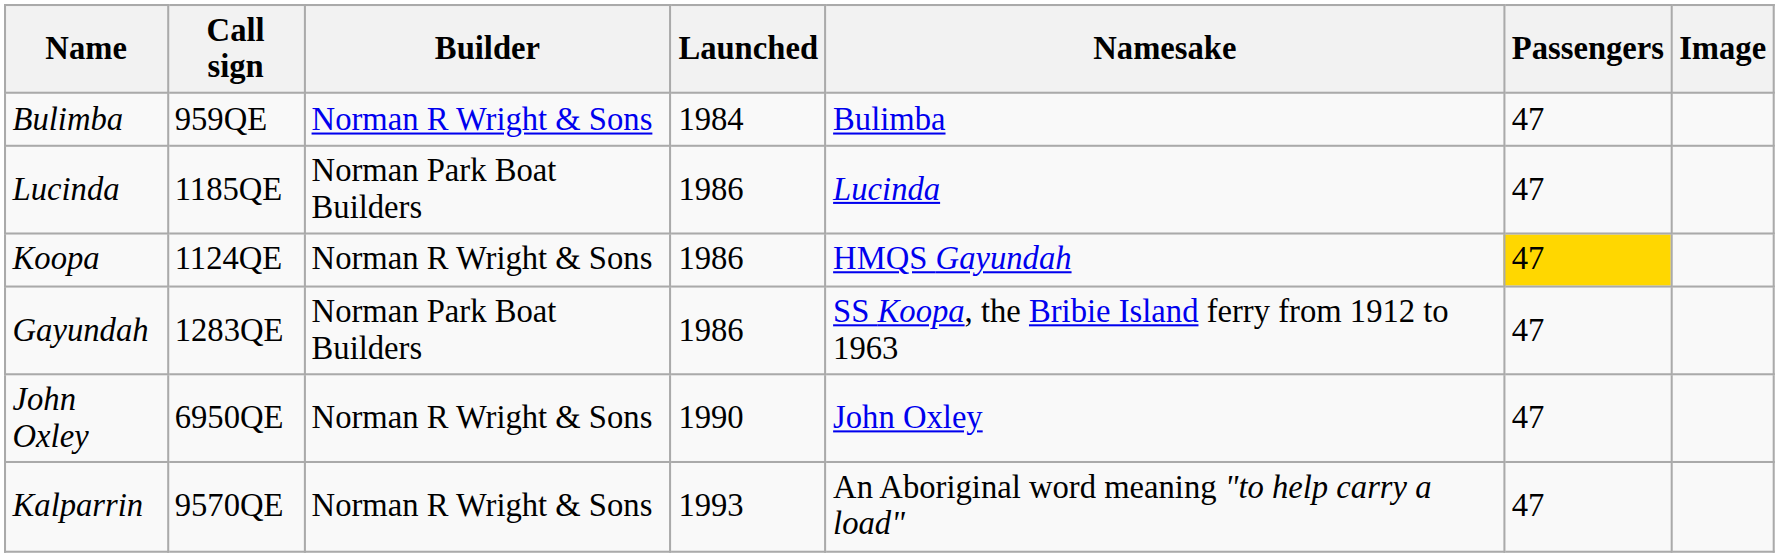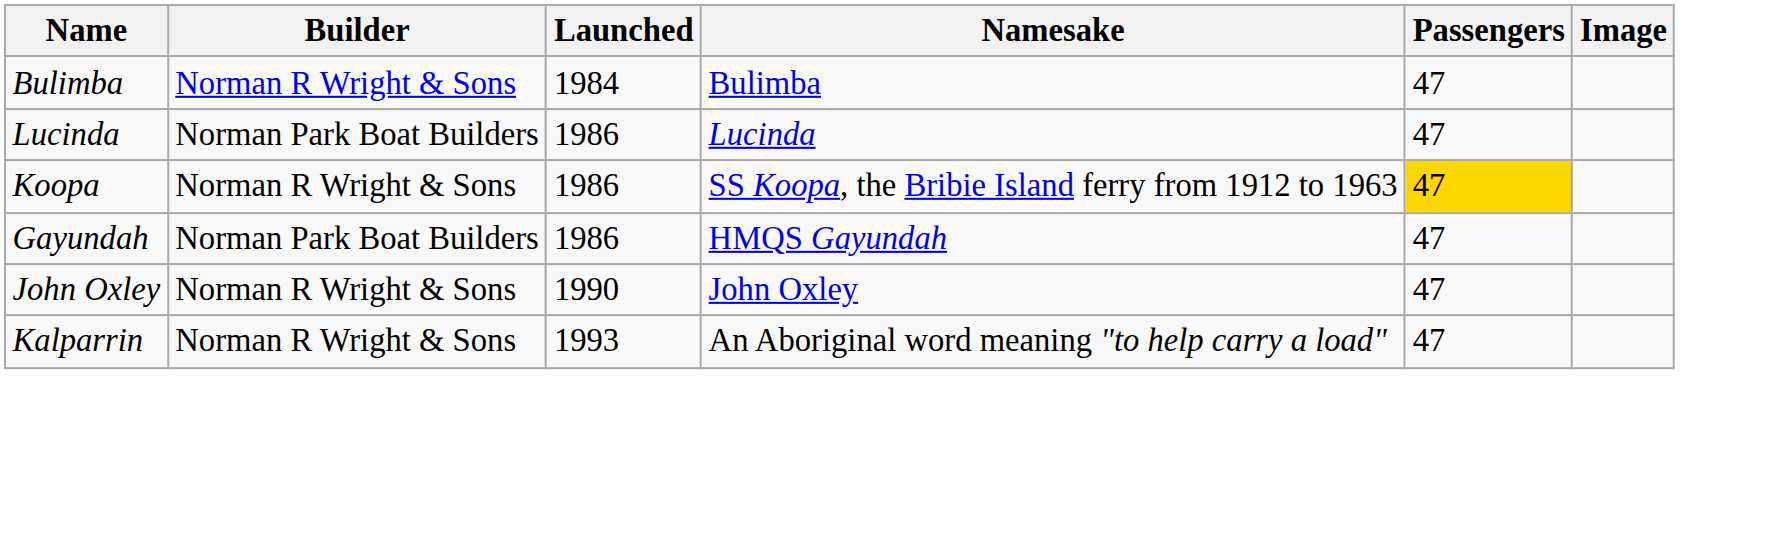- column: (236, 48)
(952, 259) HMQS Gayundah -> (1053, 185) SS Koopa, the Bribie Island ferry from 1912 to 1963
(1141, 329) SS Koopa, the Bribie Island ferry from 1912 to 1963 -> (828, 237) HMQS Gayundah
